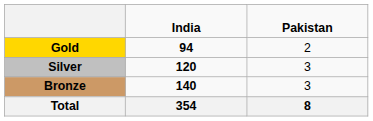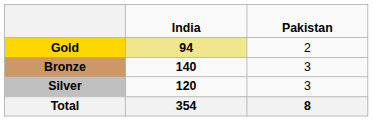(186, 47) no background -> (186, 47) khaki background
rows swapped: (65, 67) <-> (65, 86)
